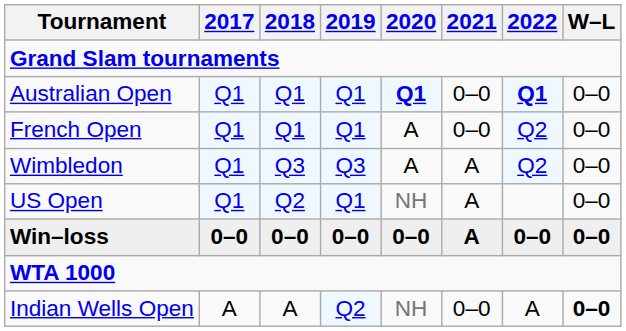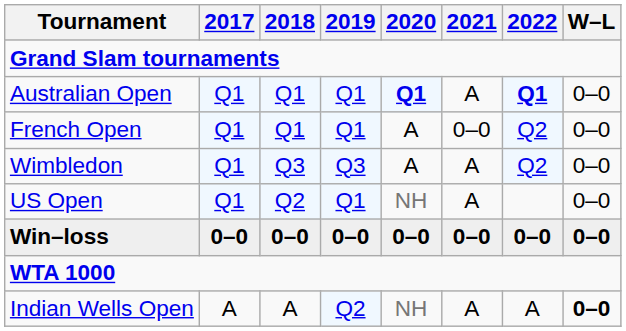(472, 93) 0–0 -> (472, 93) A
(472, 237) A -> (472, 237) 0–0
(472, 308) 0–0 -> (472, 308) A
